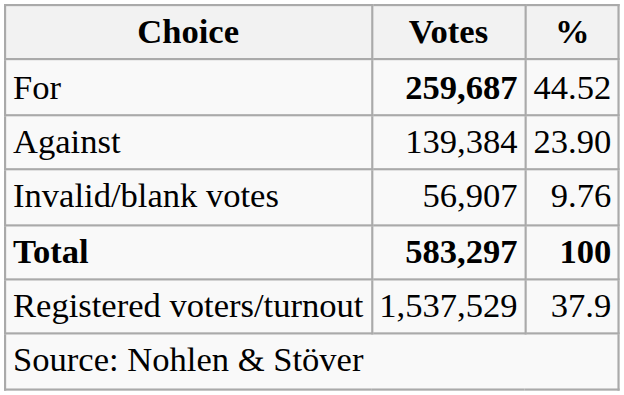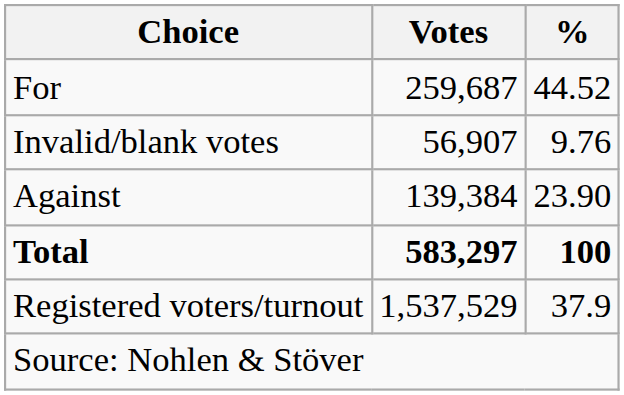(461, 86) bold -> (461, 86) normal
rows swapped: (67, 141) <-> (146, 196)
